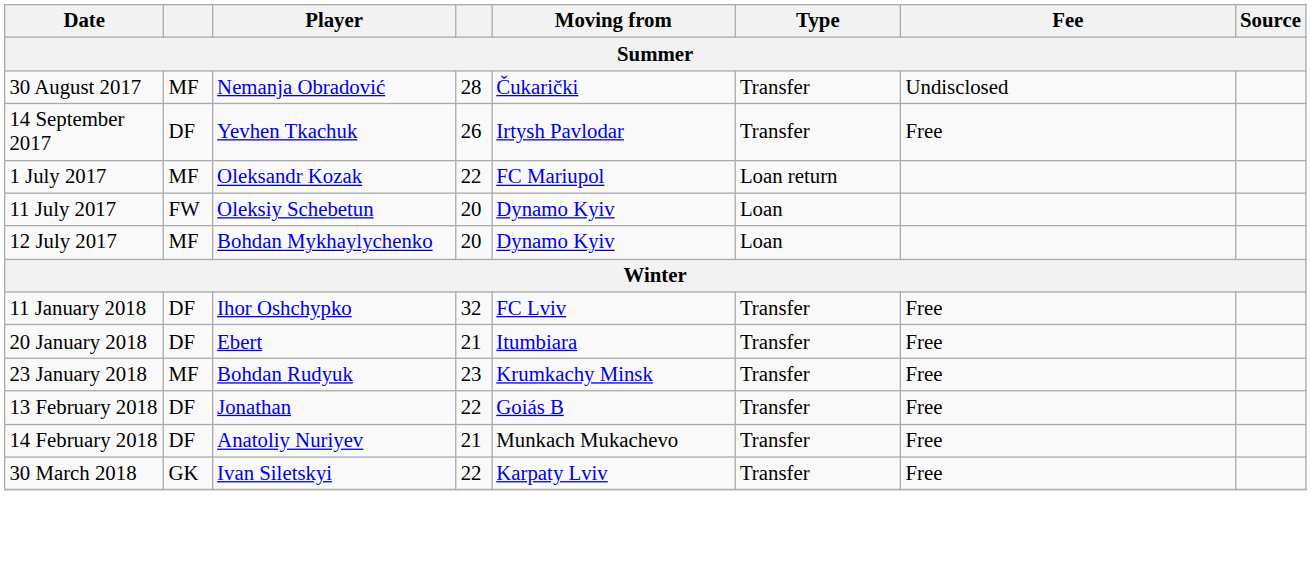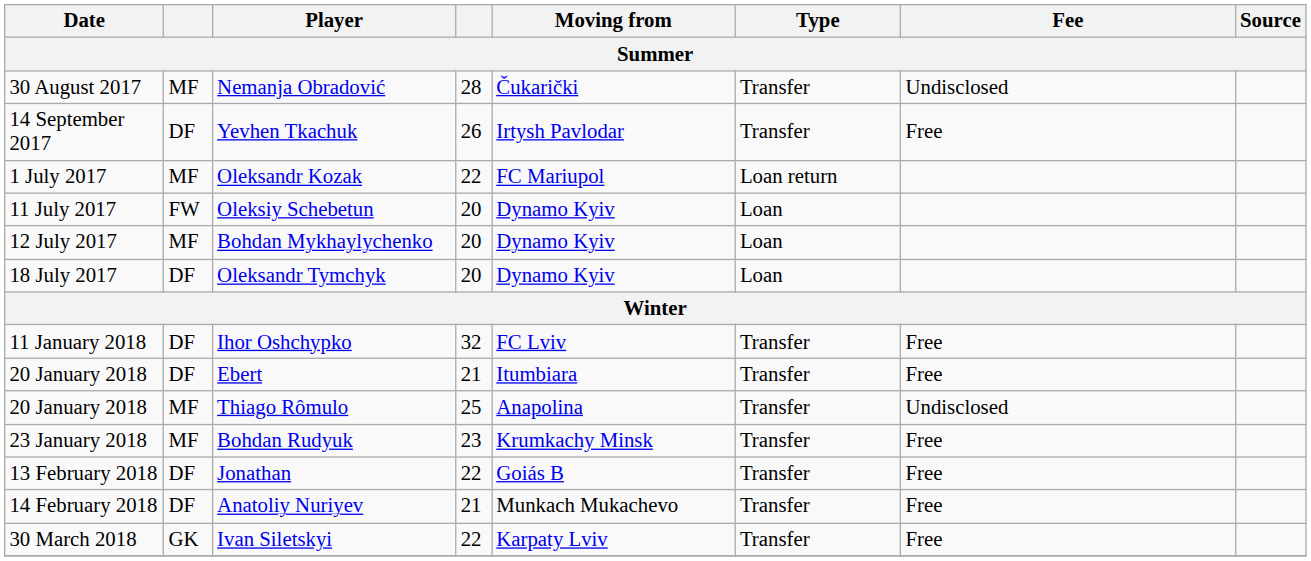+ row: (301, 275)
+ row: (283, 407)
